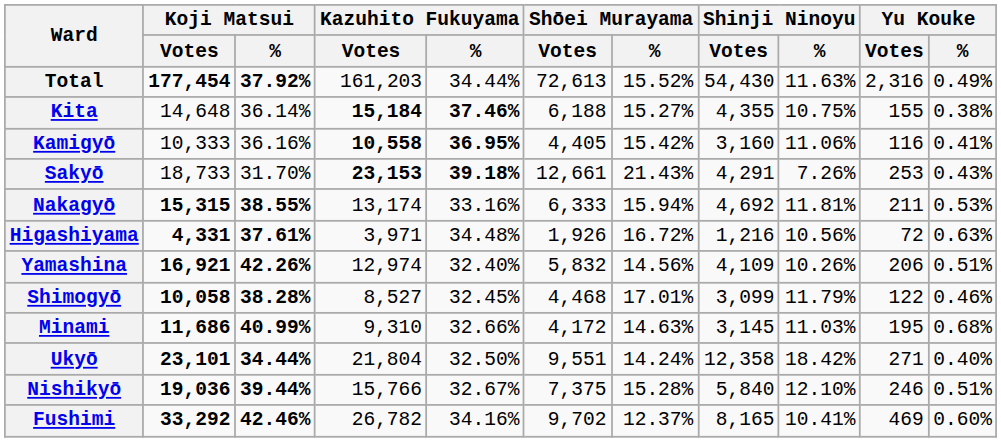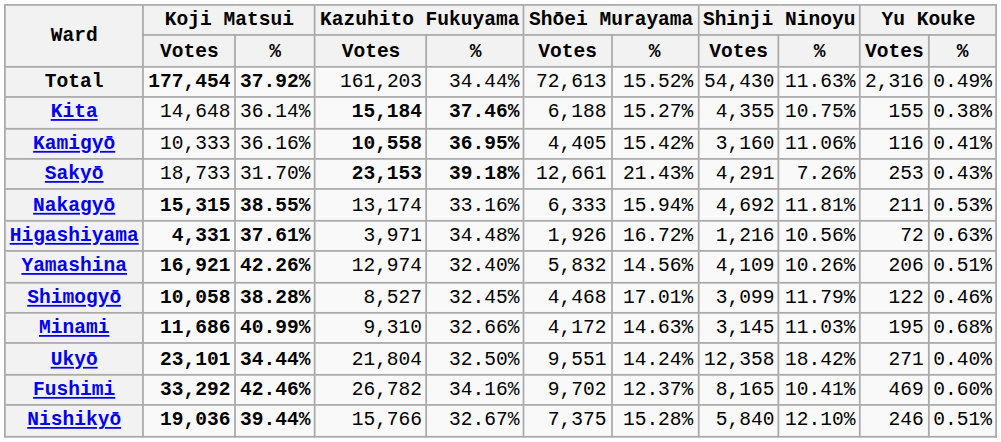rows swapped: (74, 390) <-> (74, 421)
